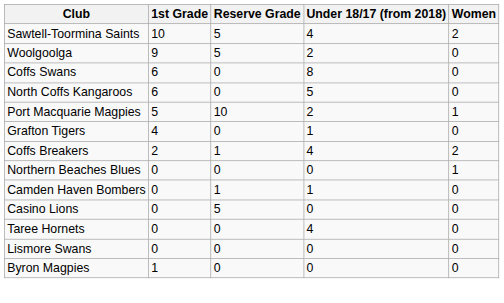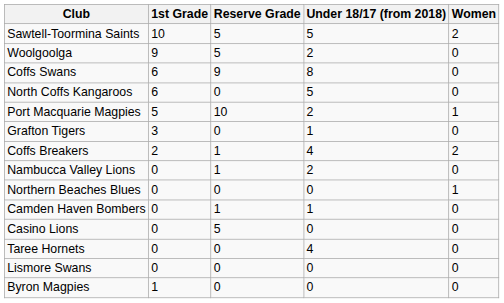(310, 33) 4 -> (310, 33) 5
(217, 72) 0 -> (217, 72) 9
(155, 131) 4 -> (155, 131) 3
+ row: (71, 170)
